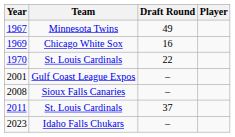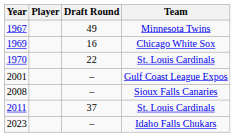columns swapped: (214, 12) <-> (83, 12)
